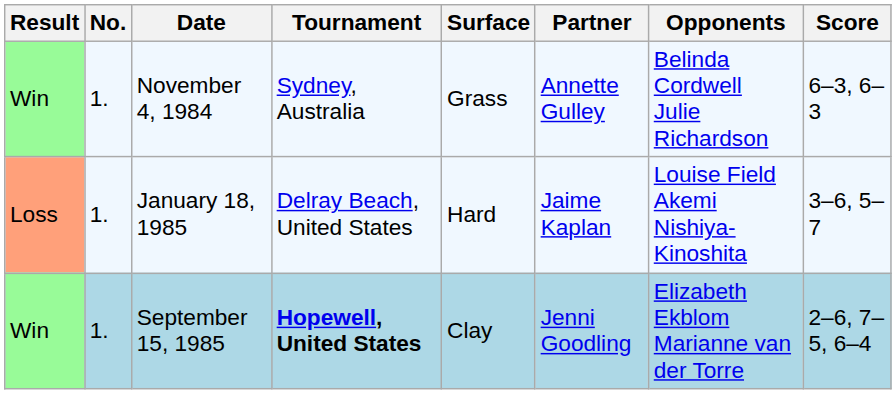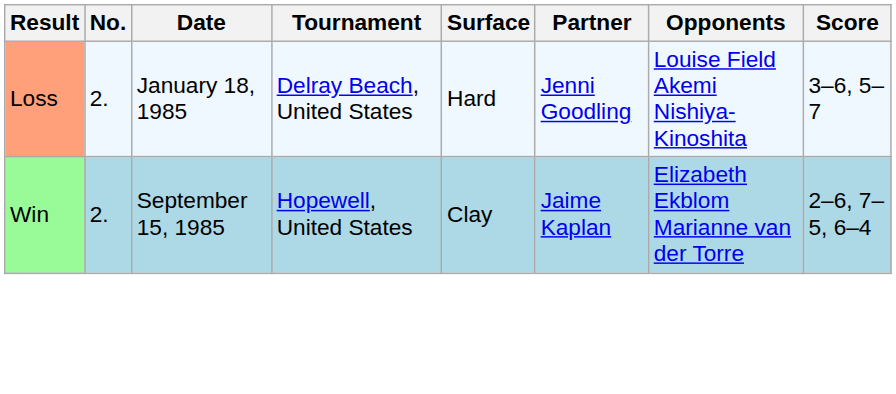- row: (189, 98)
(99, 214) 1. -> (99, 98) 2.
(576, 214) Jaime Kaplan -> (586, 98) Jenni Goodling
(99, 329) 1. -> (99, 214) 2.
(349, 329) bold -> (345, 214) normal
(586, 329) Jenni Goodling -> (576, 214) Jaime Kaplan
